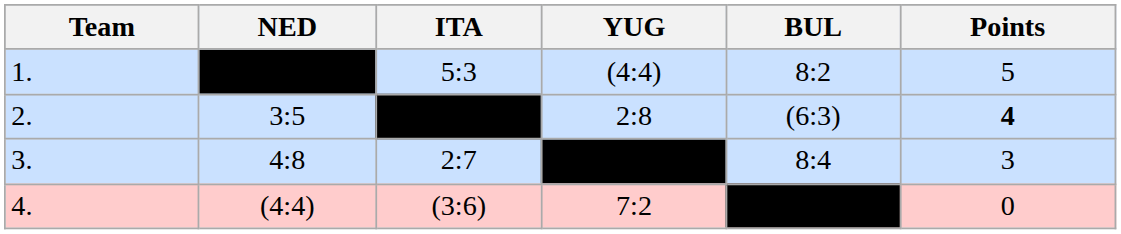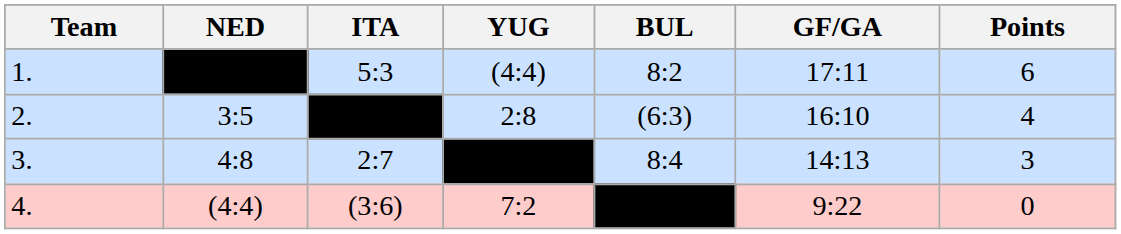+ column: (837, 26)
(1008, 71) 5 -> (1027, 71) 6
(1008, 116) bold -> (1027, 116) normal
